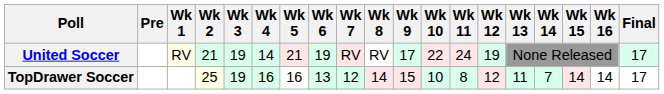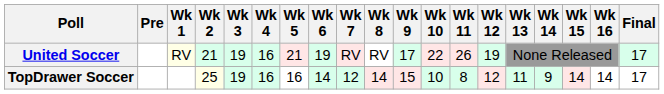(266, 54) 14 -> (266, 54) 16
(464, 54) 24 -> (464, 54) 26
(322, 77) 13 -> (322, 77) 14
(548, 77) 7 -> (548, 77) 9
